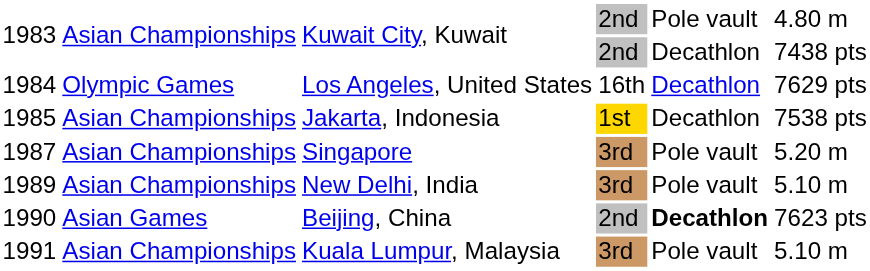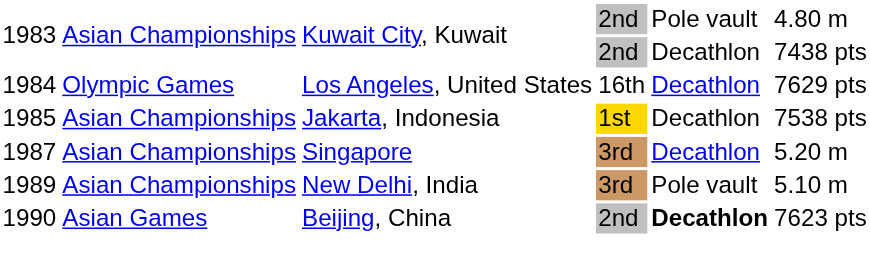(704, 151) Pole vault -> (706, 151) Decathlon
- row: (29, 251)
